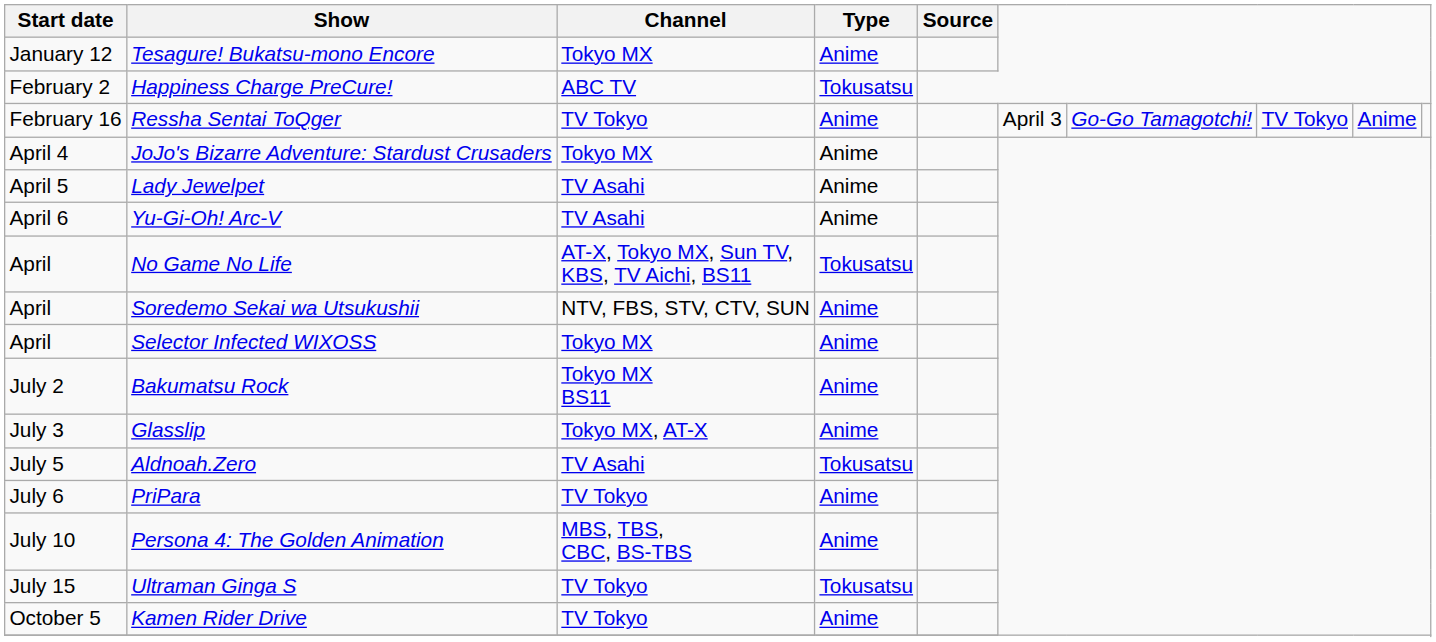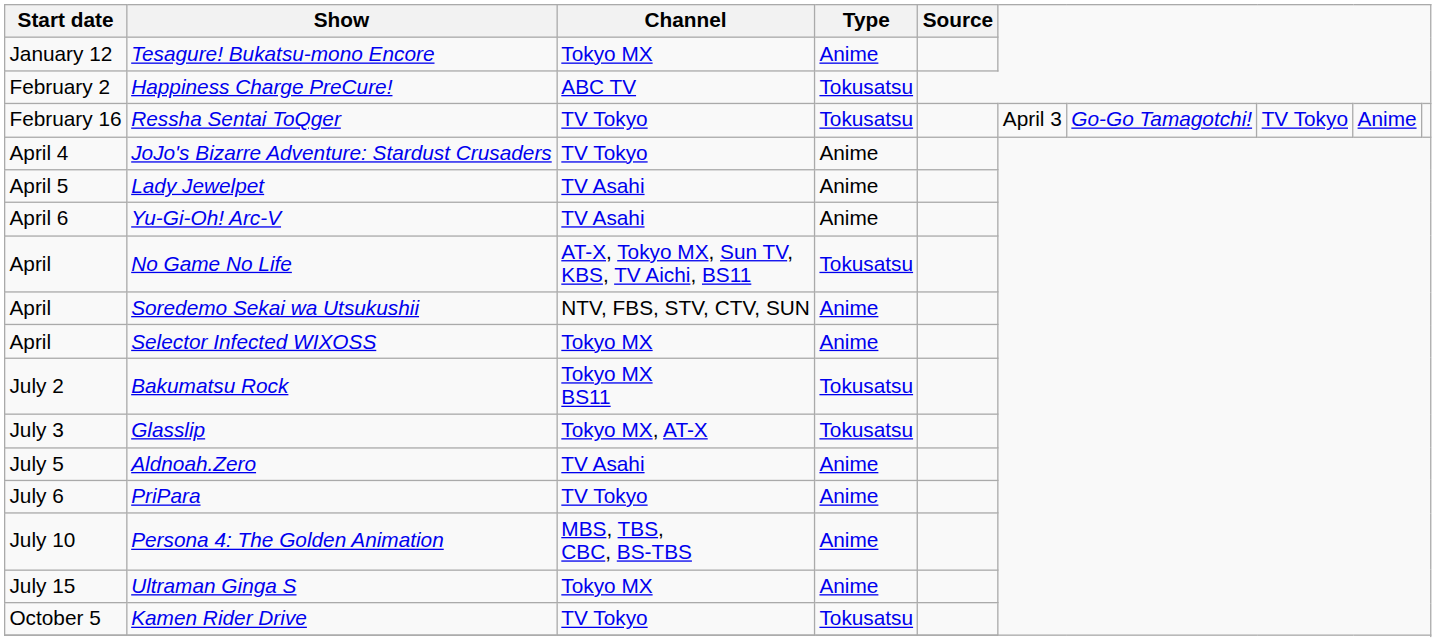(849, 119) Anime -> (866, 119) Tokusatsu
(607, 152) Tokyo MX -> (604, 152) TV Tokyo
(849, 385) Anime -> (866, 385) Tokusatsu
(849, 430) Anime -> (866, 430) Tokusatsu
(866, 463) Tokusatsu -> (849, 463) Anime
(604, 586) TV Tokyo -> (607, 586) Tokyo MX
(866, 586) Tokusatsu -> (849, 586) Anime
(849, 618) Anime -> (866, 618) Tokusatsu
